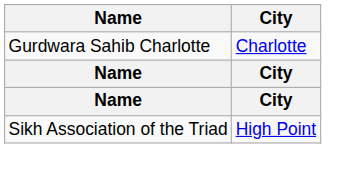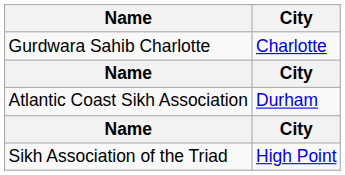+ row: (128, 101)
